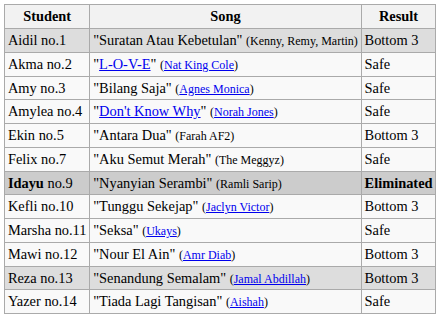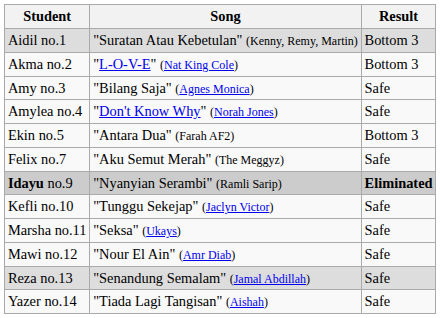(377, 64) Safe -> (392, 64) Bottom 3
(392, 206) Bottom 3 -> (377, 206) Safe
(392, 254) Bottom 3 -> (377, 254) Safe
(392, 278) Bottom 3 -> (377, 278) Safe
